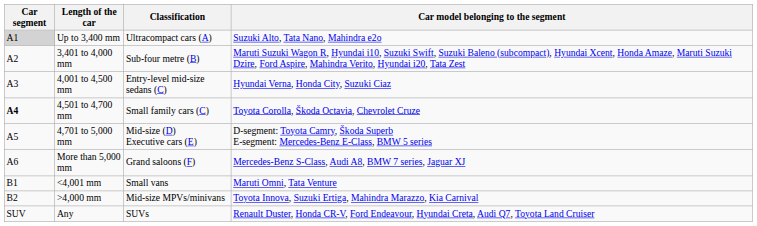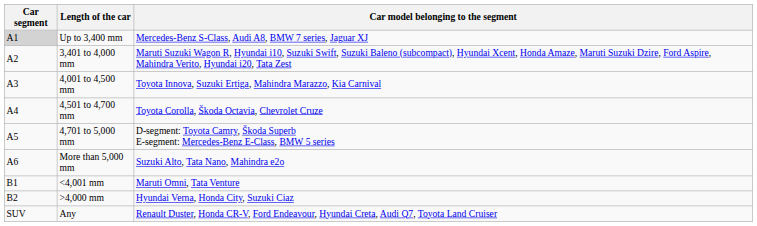- column: (177, 17)
(307, 38) Suzuki Alto, Tata Nano, Mahindra e2o -> (252, 38) Mercedes-Benz S-Class, Audi A8, BMW 7 series, Jaguar XJ
(312, 84) Hyundai Verna, Honda City, Suzuki Ciaz -> (259, 84) Toyota Innova, Suzuki Ertiga, Mahindra Marazzo, Kia Carnival
(12, 110) bold -> (12, 110) normal
(349, 162) Mercedes-Benz S-Class, Audi A8, BMW 7 series, Jaguar XJ -> (210, 162) Suzuki Alto, Tata Nano, Mahindra e2o
(356, 198) Toyota Innova, Suzuki Ertiga, Mahindra Marazzo, Kia Carnival -> (215, 198) Hyundai Verna, Honda City, Suzuki Ciaz
